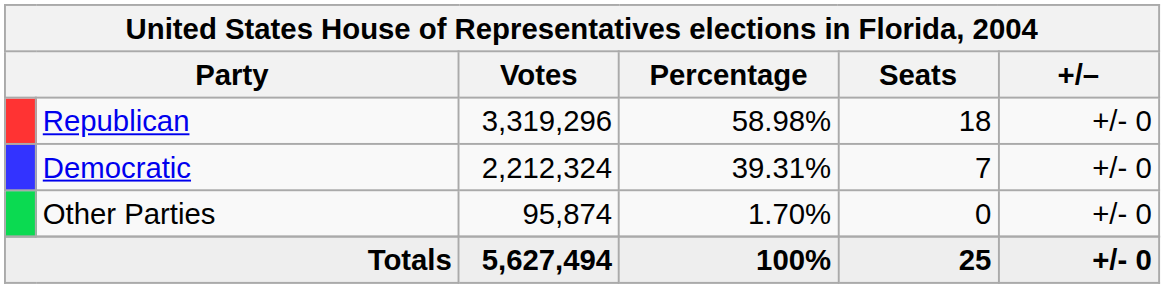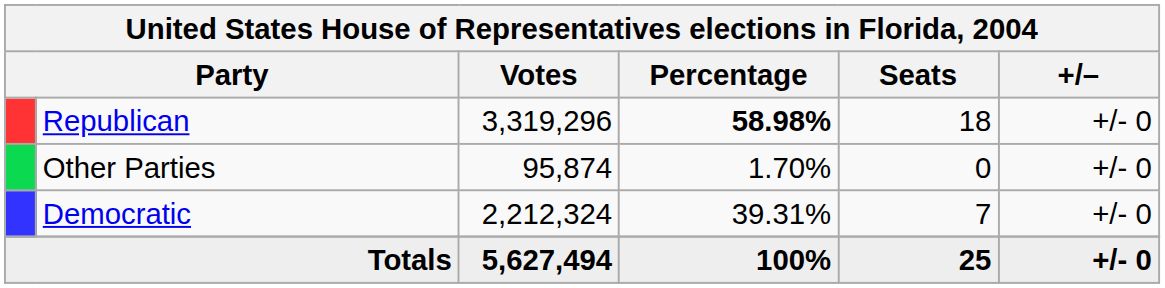(781, 121) normal -> (781, 121) bold
rows swapped: (117, 168) <-> (129, 214)
